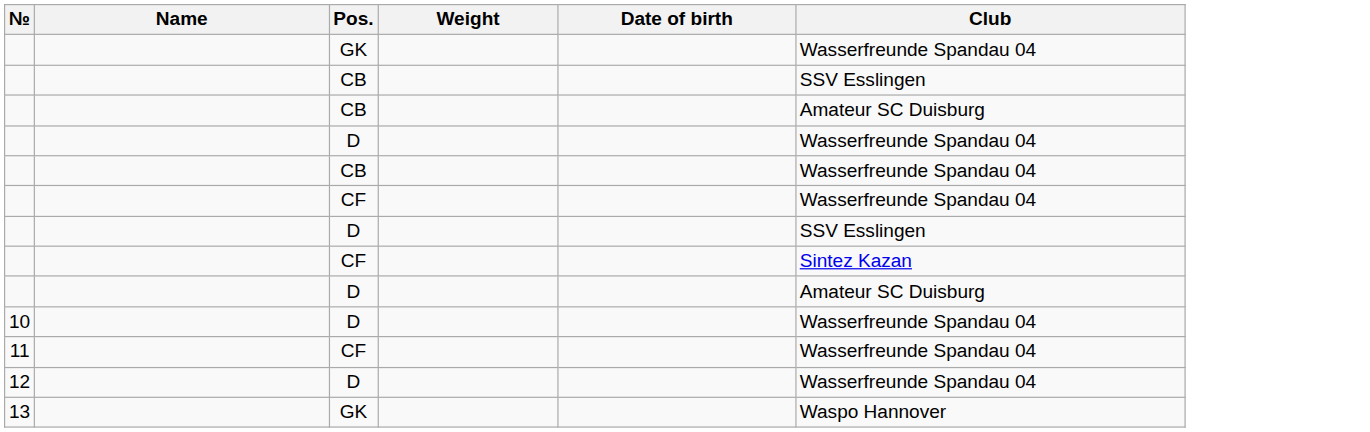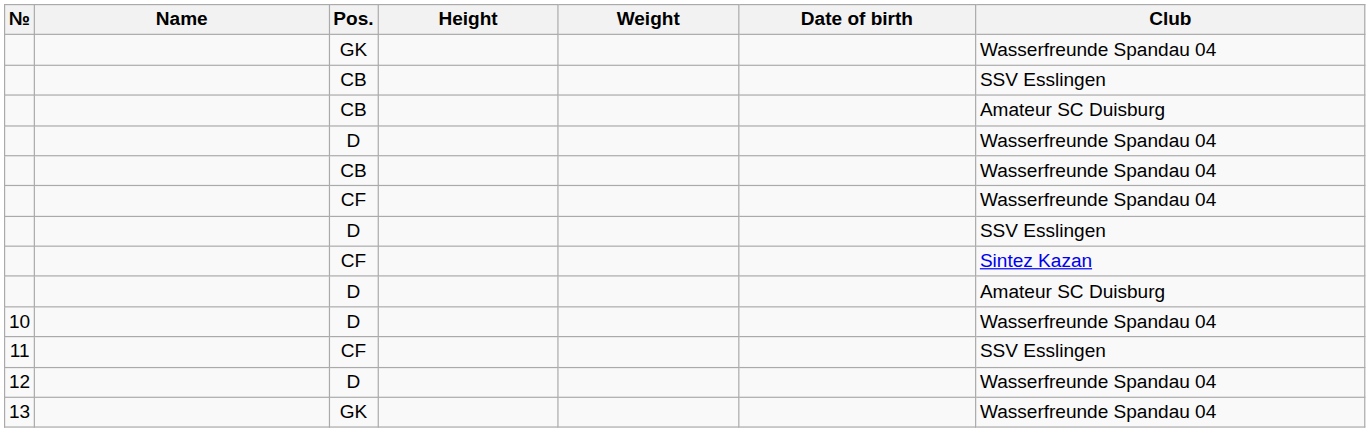+ column: (468, 19)
(918, 351) Wasserfreunde Spandau 04 -> (1043, 351) SSV Esslingen
(873, 412) Waspo Hannover -> (1098, 412) Wasserfreunde Spandau 04
